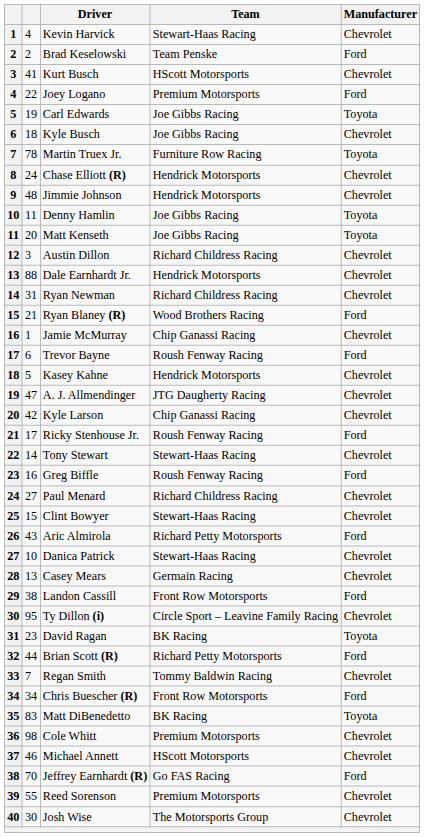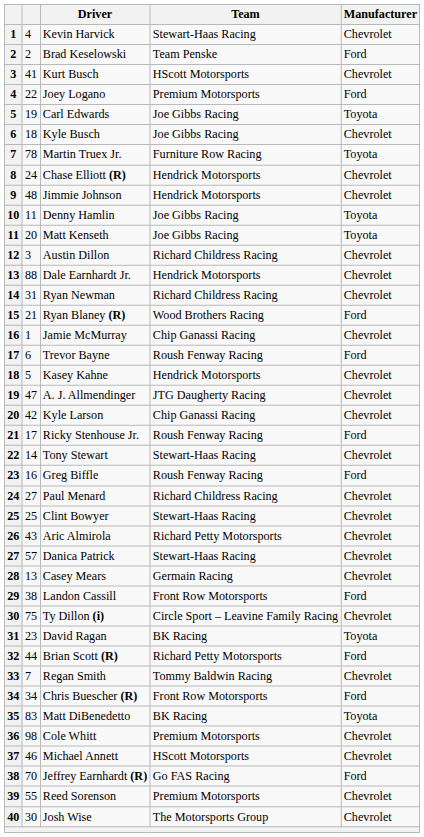(31, 515) 15 -> (31, 515) 25
(355, 536) Ford -> (368, 536) Chevrolet
(31, 556) 10 -> (31, 556) 57
(31, 616) 95 -> (31, 616) 75
